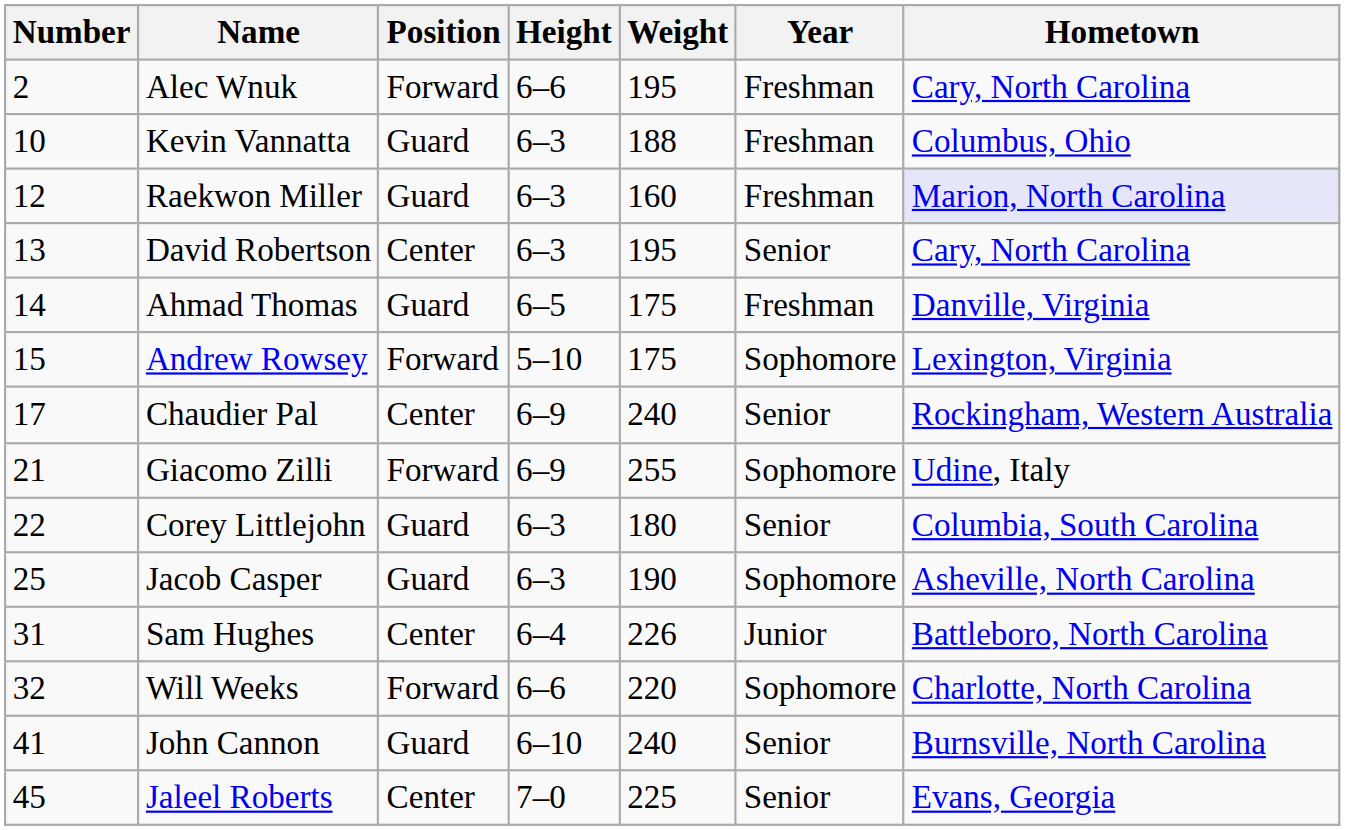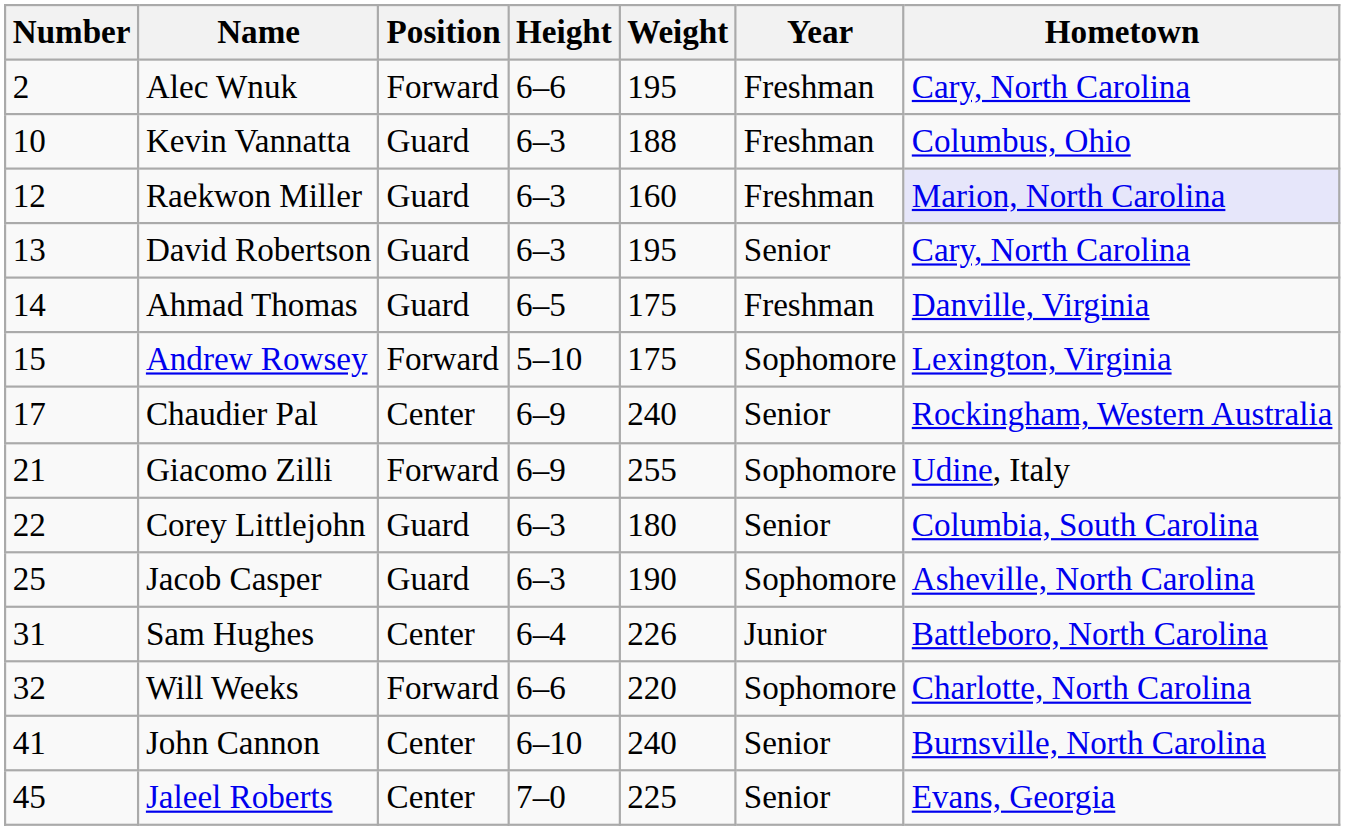(431, 250) Center -> (428, 250) Guard
(428, 742) Guard -> (431, 742) Center
